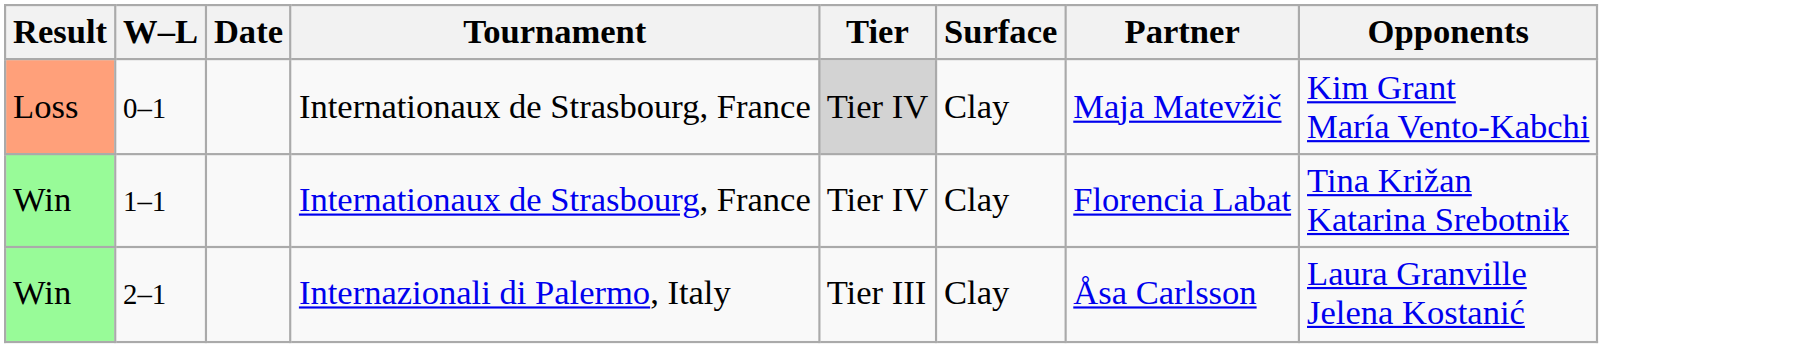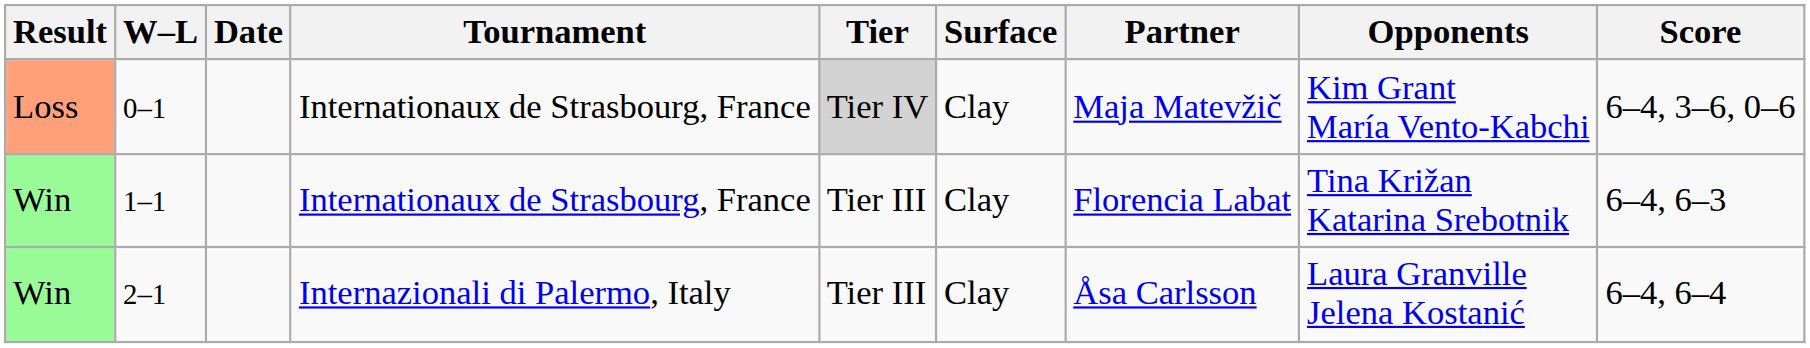+ column: (1700, 31)
(877, 199) Tier IV -> (876, 199) Tier III
